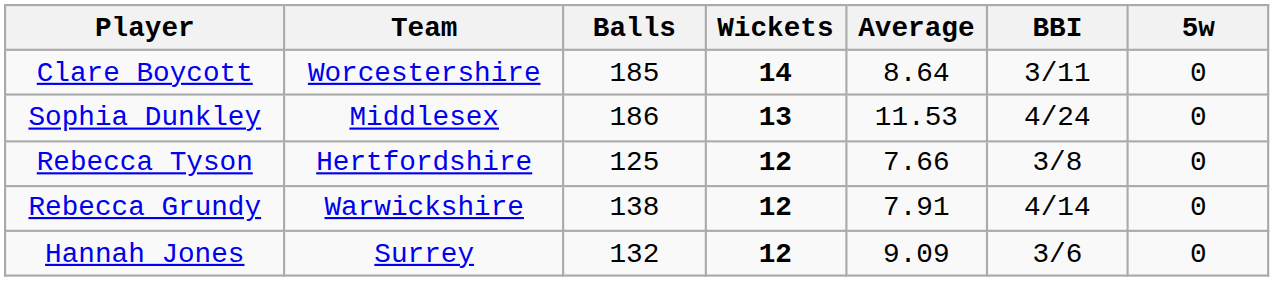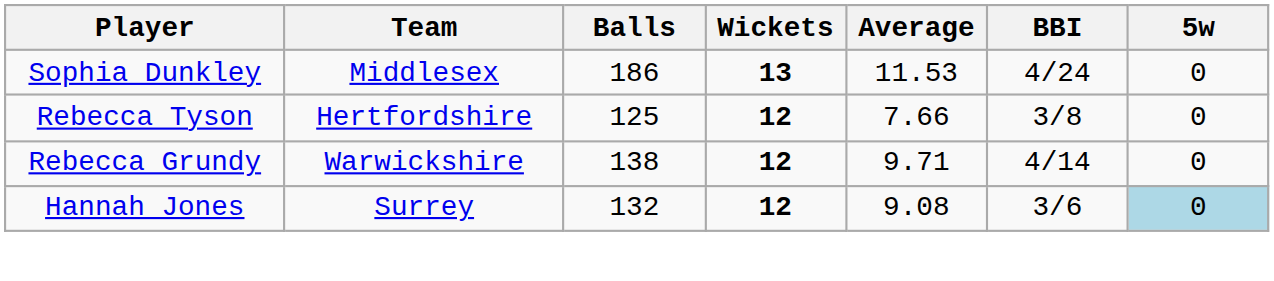- row: (145, 73)
(916, 208) 7.91 -> (916, 163) 9.71
(916, 253) 9.09 -> (916, 208) 9.08
(1198, 253) no background -> (1198, 208) lightblue background
